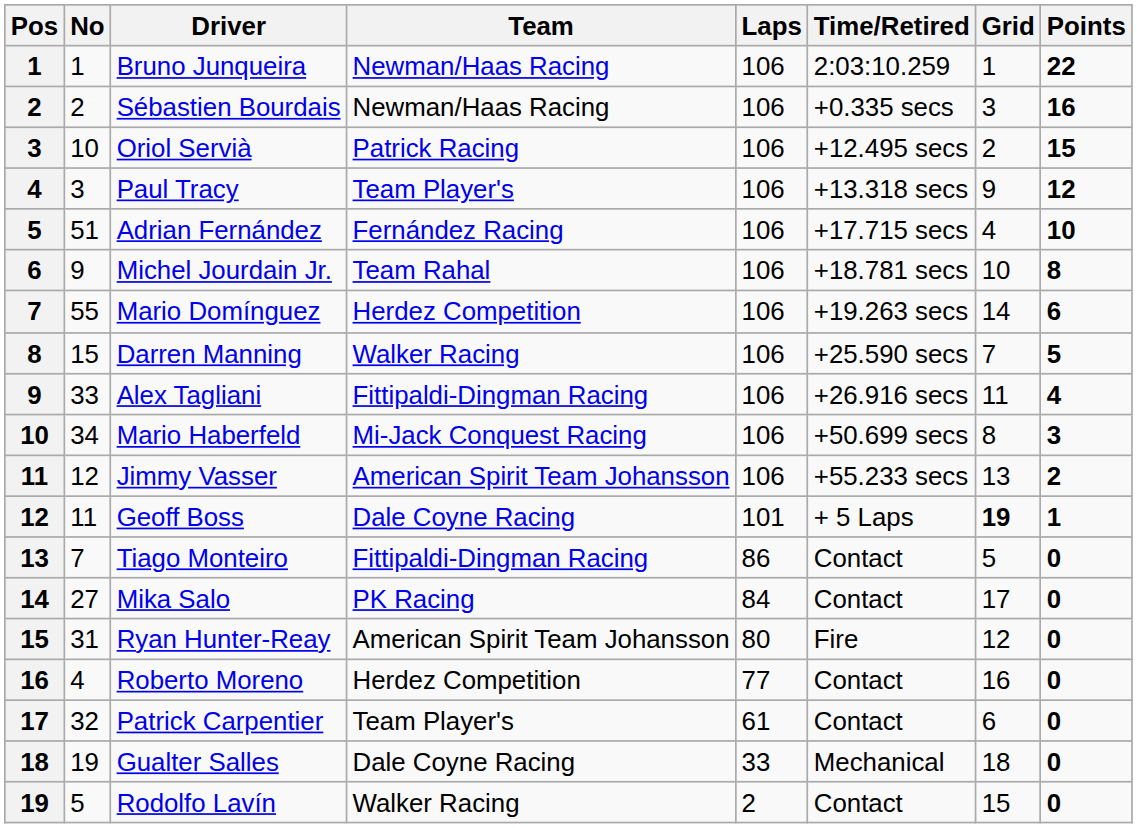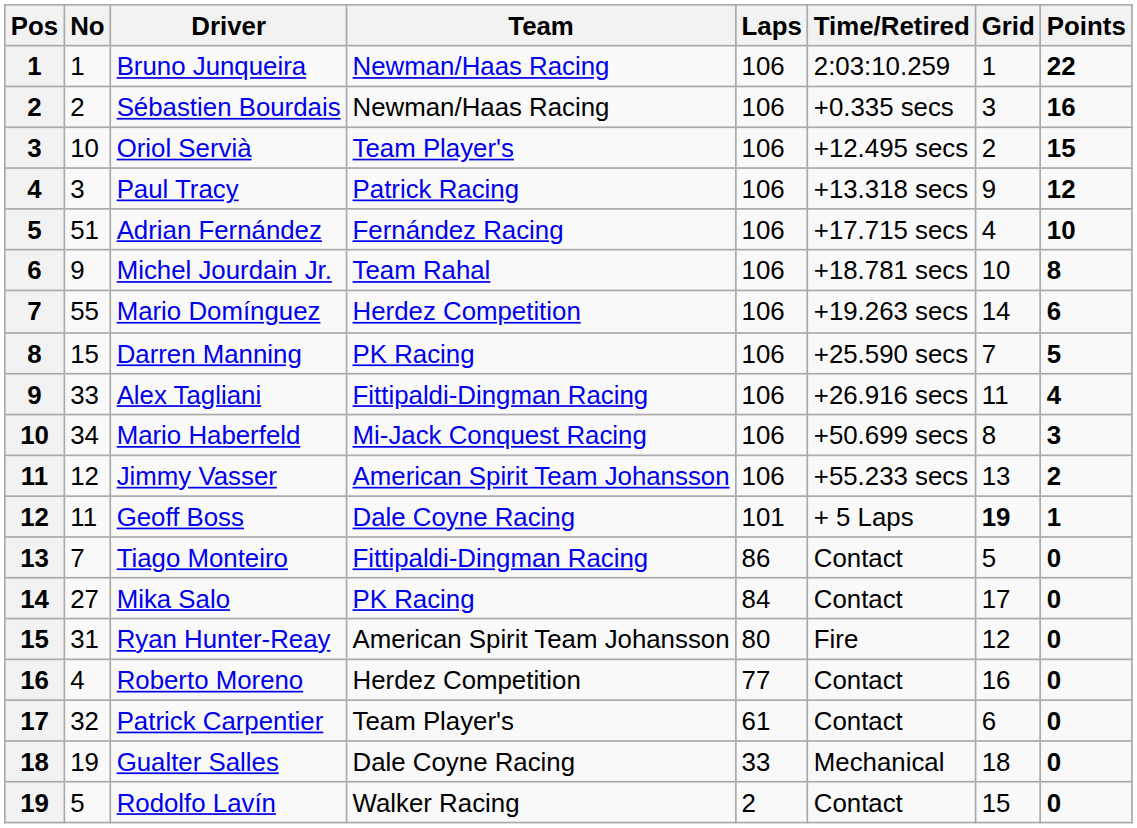(436, 148) Patrick Racing -> (433, 148) Team Player's
(433, 189) Team Player's -> (436, 189) Patrick Racing
(436, 353) Walker Racing -> (414, 353) PK Racing
